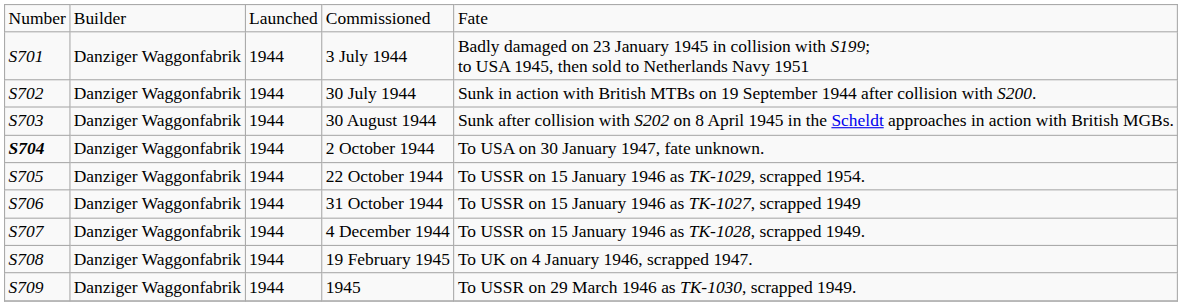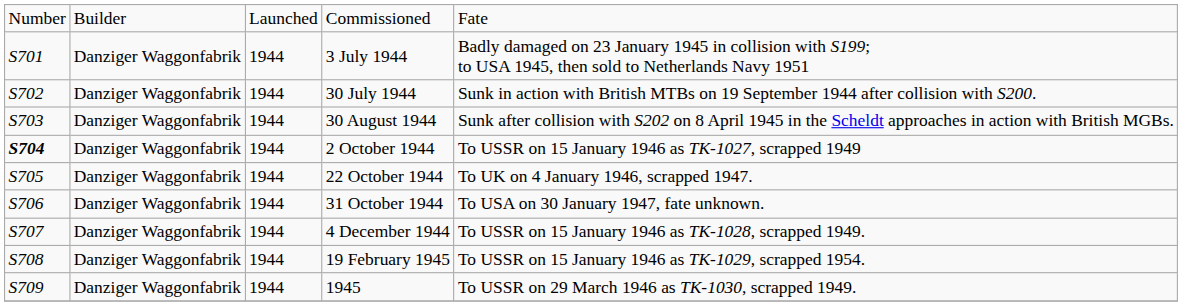(611, 148) To USA on 30 January 1947, fate unknown. -> (659, 148) To USSR on 15 January 1946 as TK-1027, scrapped 1949
(661, 176) To USSR on 15 January 1946 as TK-1029, scrapped 1954. -> (605, 176) To UK on 4 January 1946, scrapped 1947.
(659, 203) To USSR on 15 January 1946 as TK-1027, scrapped 1949 -> (611, 203) To USA on 30 January 1947, fate unknown.
(605, 259) To UK on 4 January 1946, scrapped 1947. -> (661, 259) To USSR on 15 January 1946 as TK-1029, scrapped 1954.
